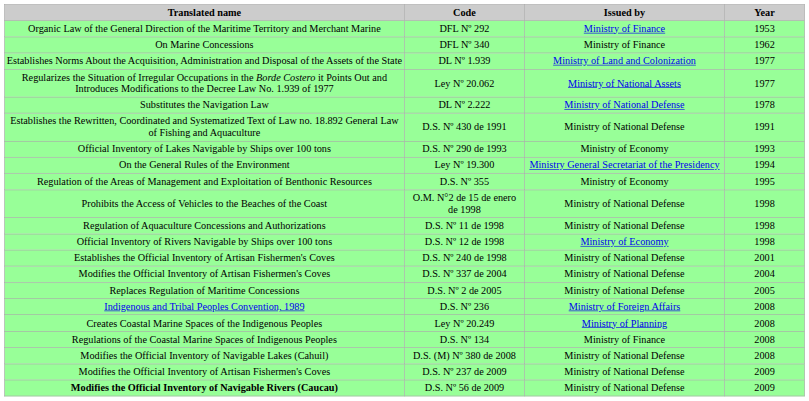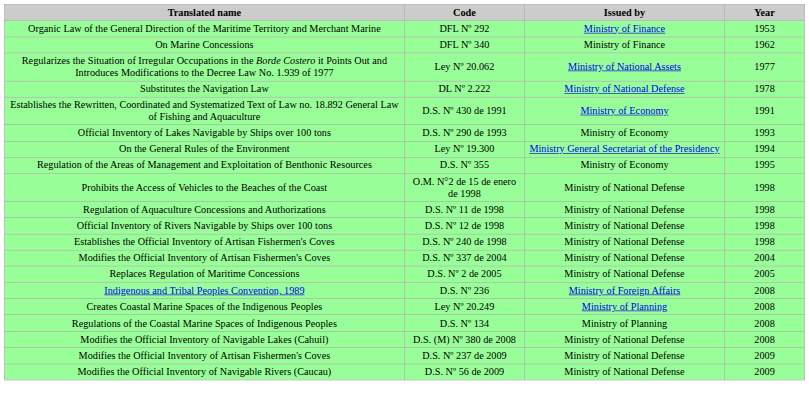- row: (464, 61)
(624, 127) Ministry of National Defense -> (624, 111) Ministry of Economy
(624, 242) Ministry of Economy -> (624, 225) Ministry of National Defense
(765, 258) 2001 -> (765, 242) 1998
(624, 339) Ministry of Finance -> (624, 323) Ministry of Planning
(204, 388) bold -> (204, 371) normal
